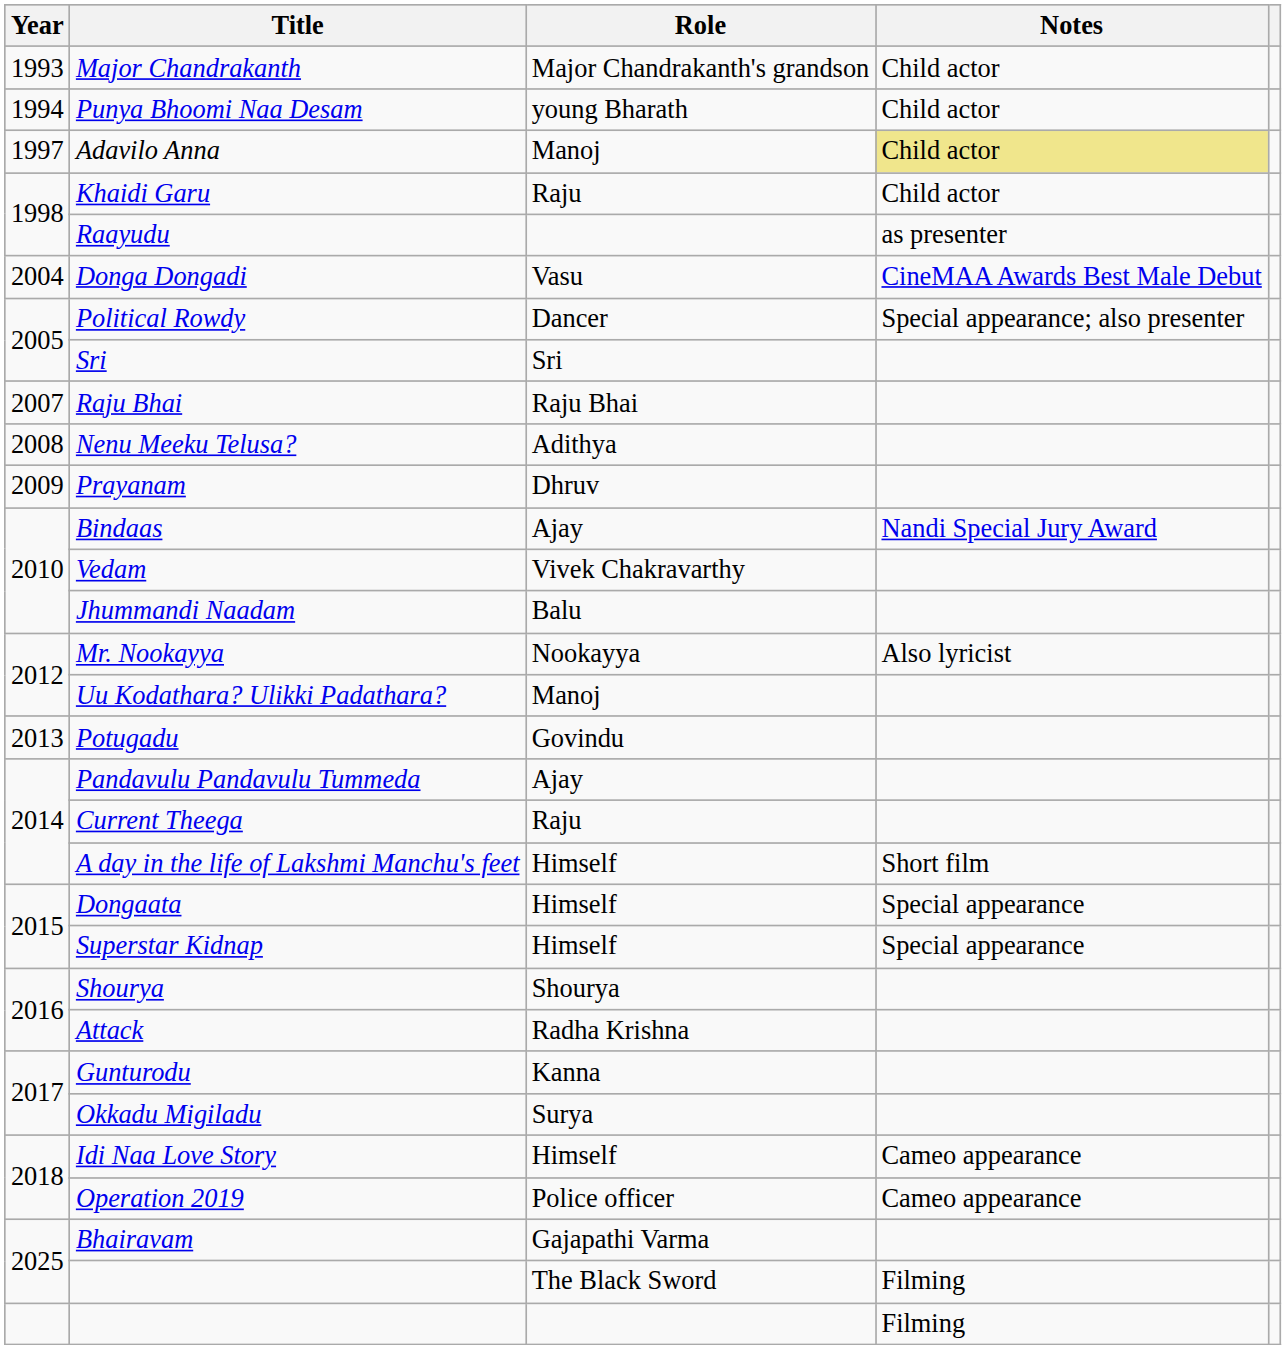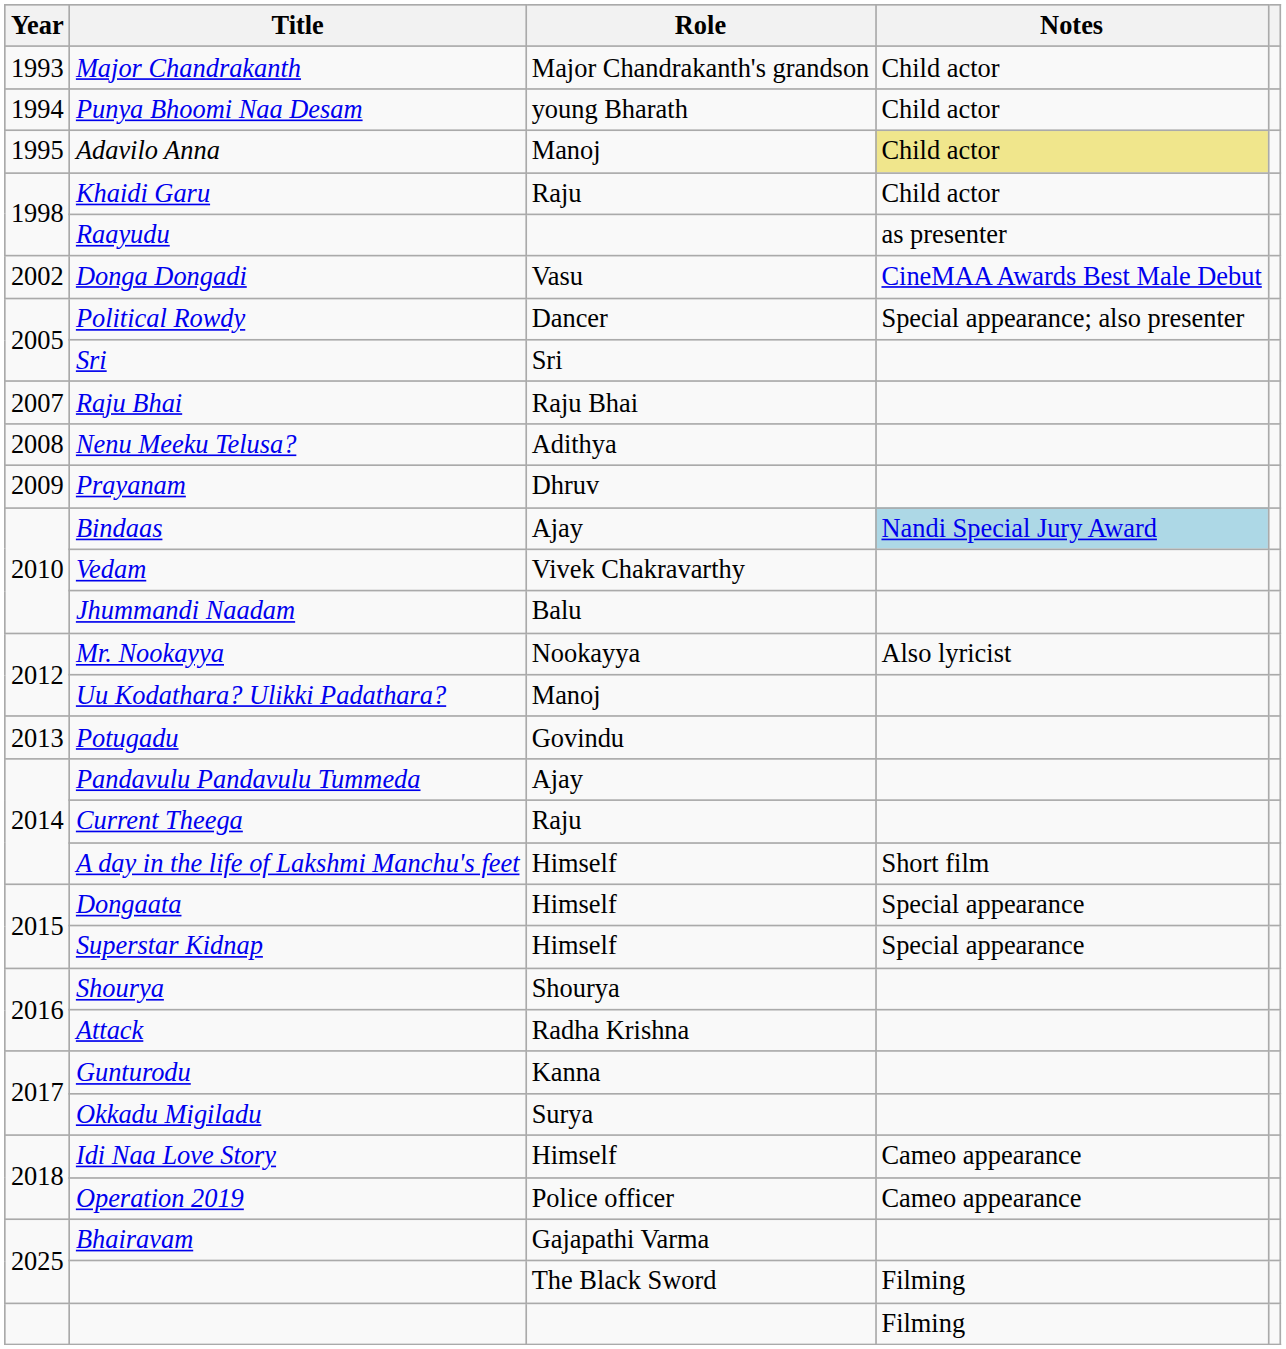(37, 151) 1997 -> (37, 151) 1995
(37, 276) 2004 -> (37, 276) 2002
(1019, 527) no background -> (1019, 527) lightblue background
